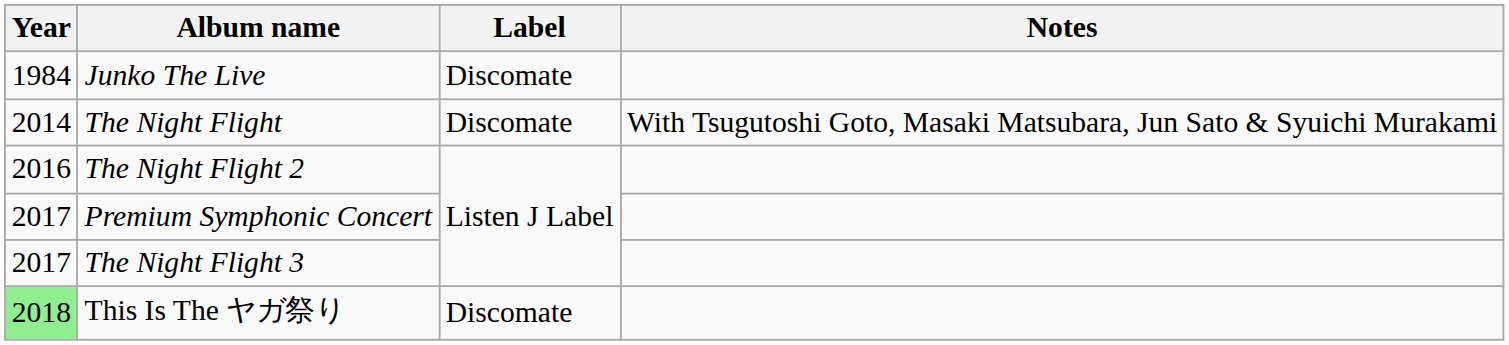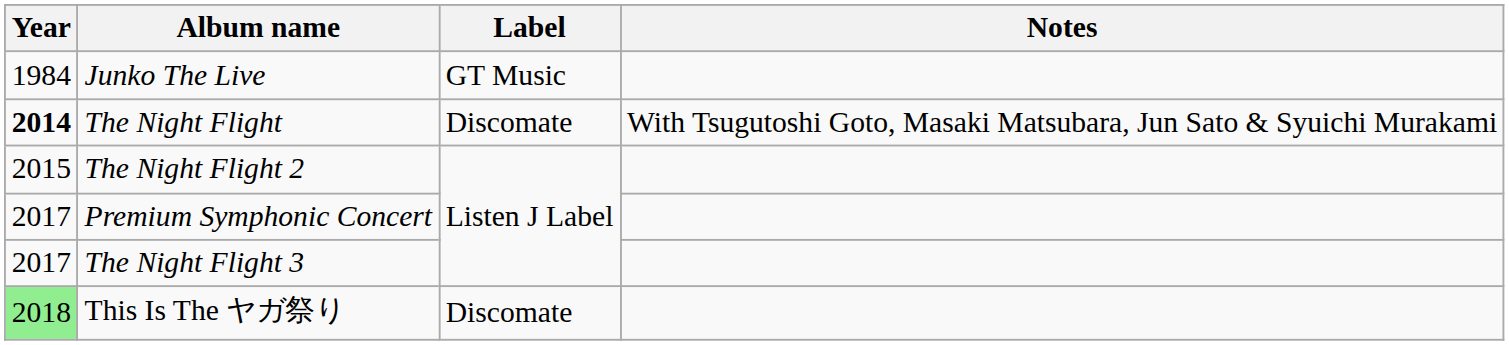(509, 74) Discomate -> (506, 74) GT Music
(41, 121) normal -> (41, 121) bold
(41, 168) 2016 -> (41, 168) 2015
